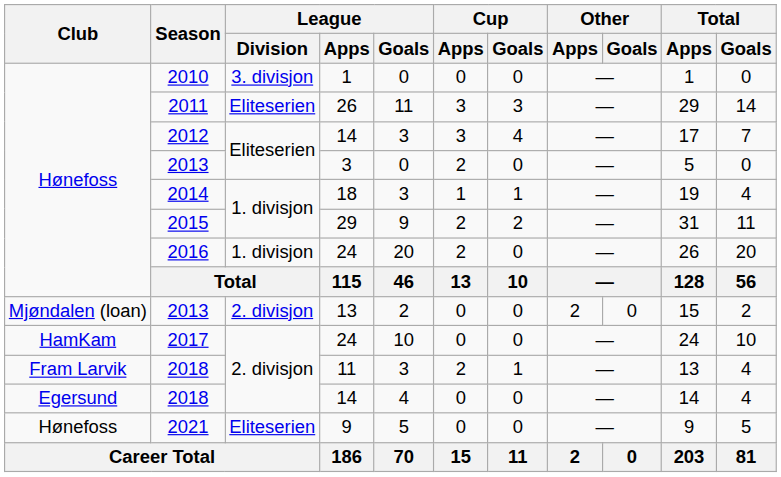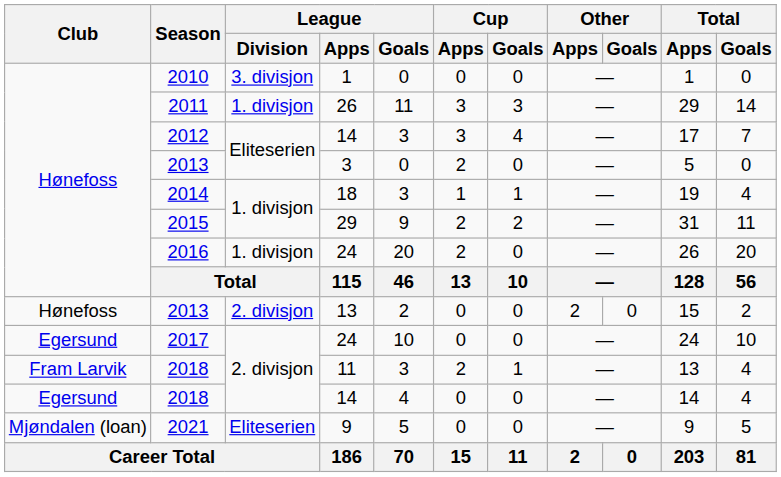(272, 106) Eliteserien -> (272, 106) 1. divisjon
(78, 310) Mjøndalen (loan) -> (78, 310) Hønefoss
(78, 340) HamKam -> (78, 340) Egersund
(78, 427) Hønefoss -> (78, 427) Mjøndalen (loan)
